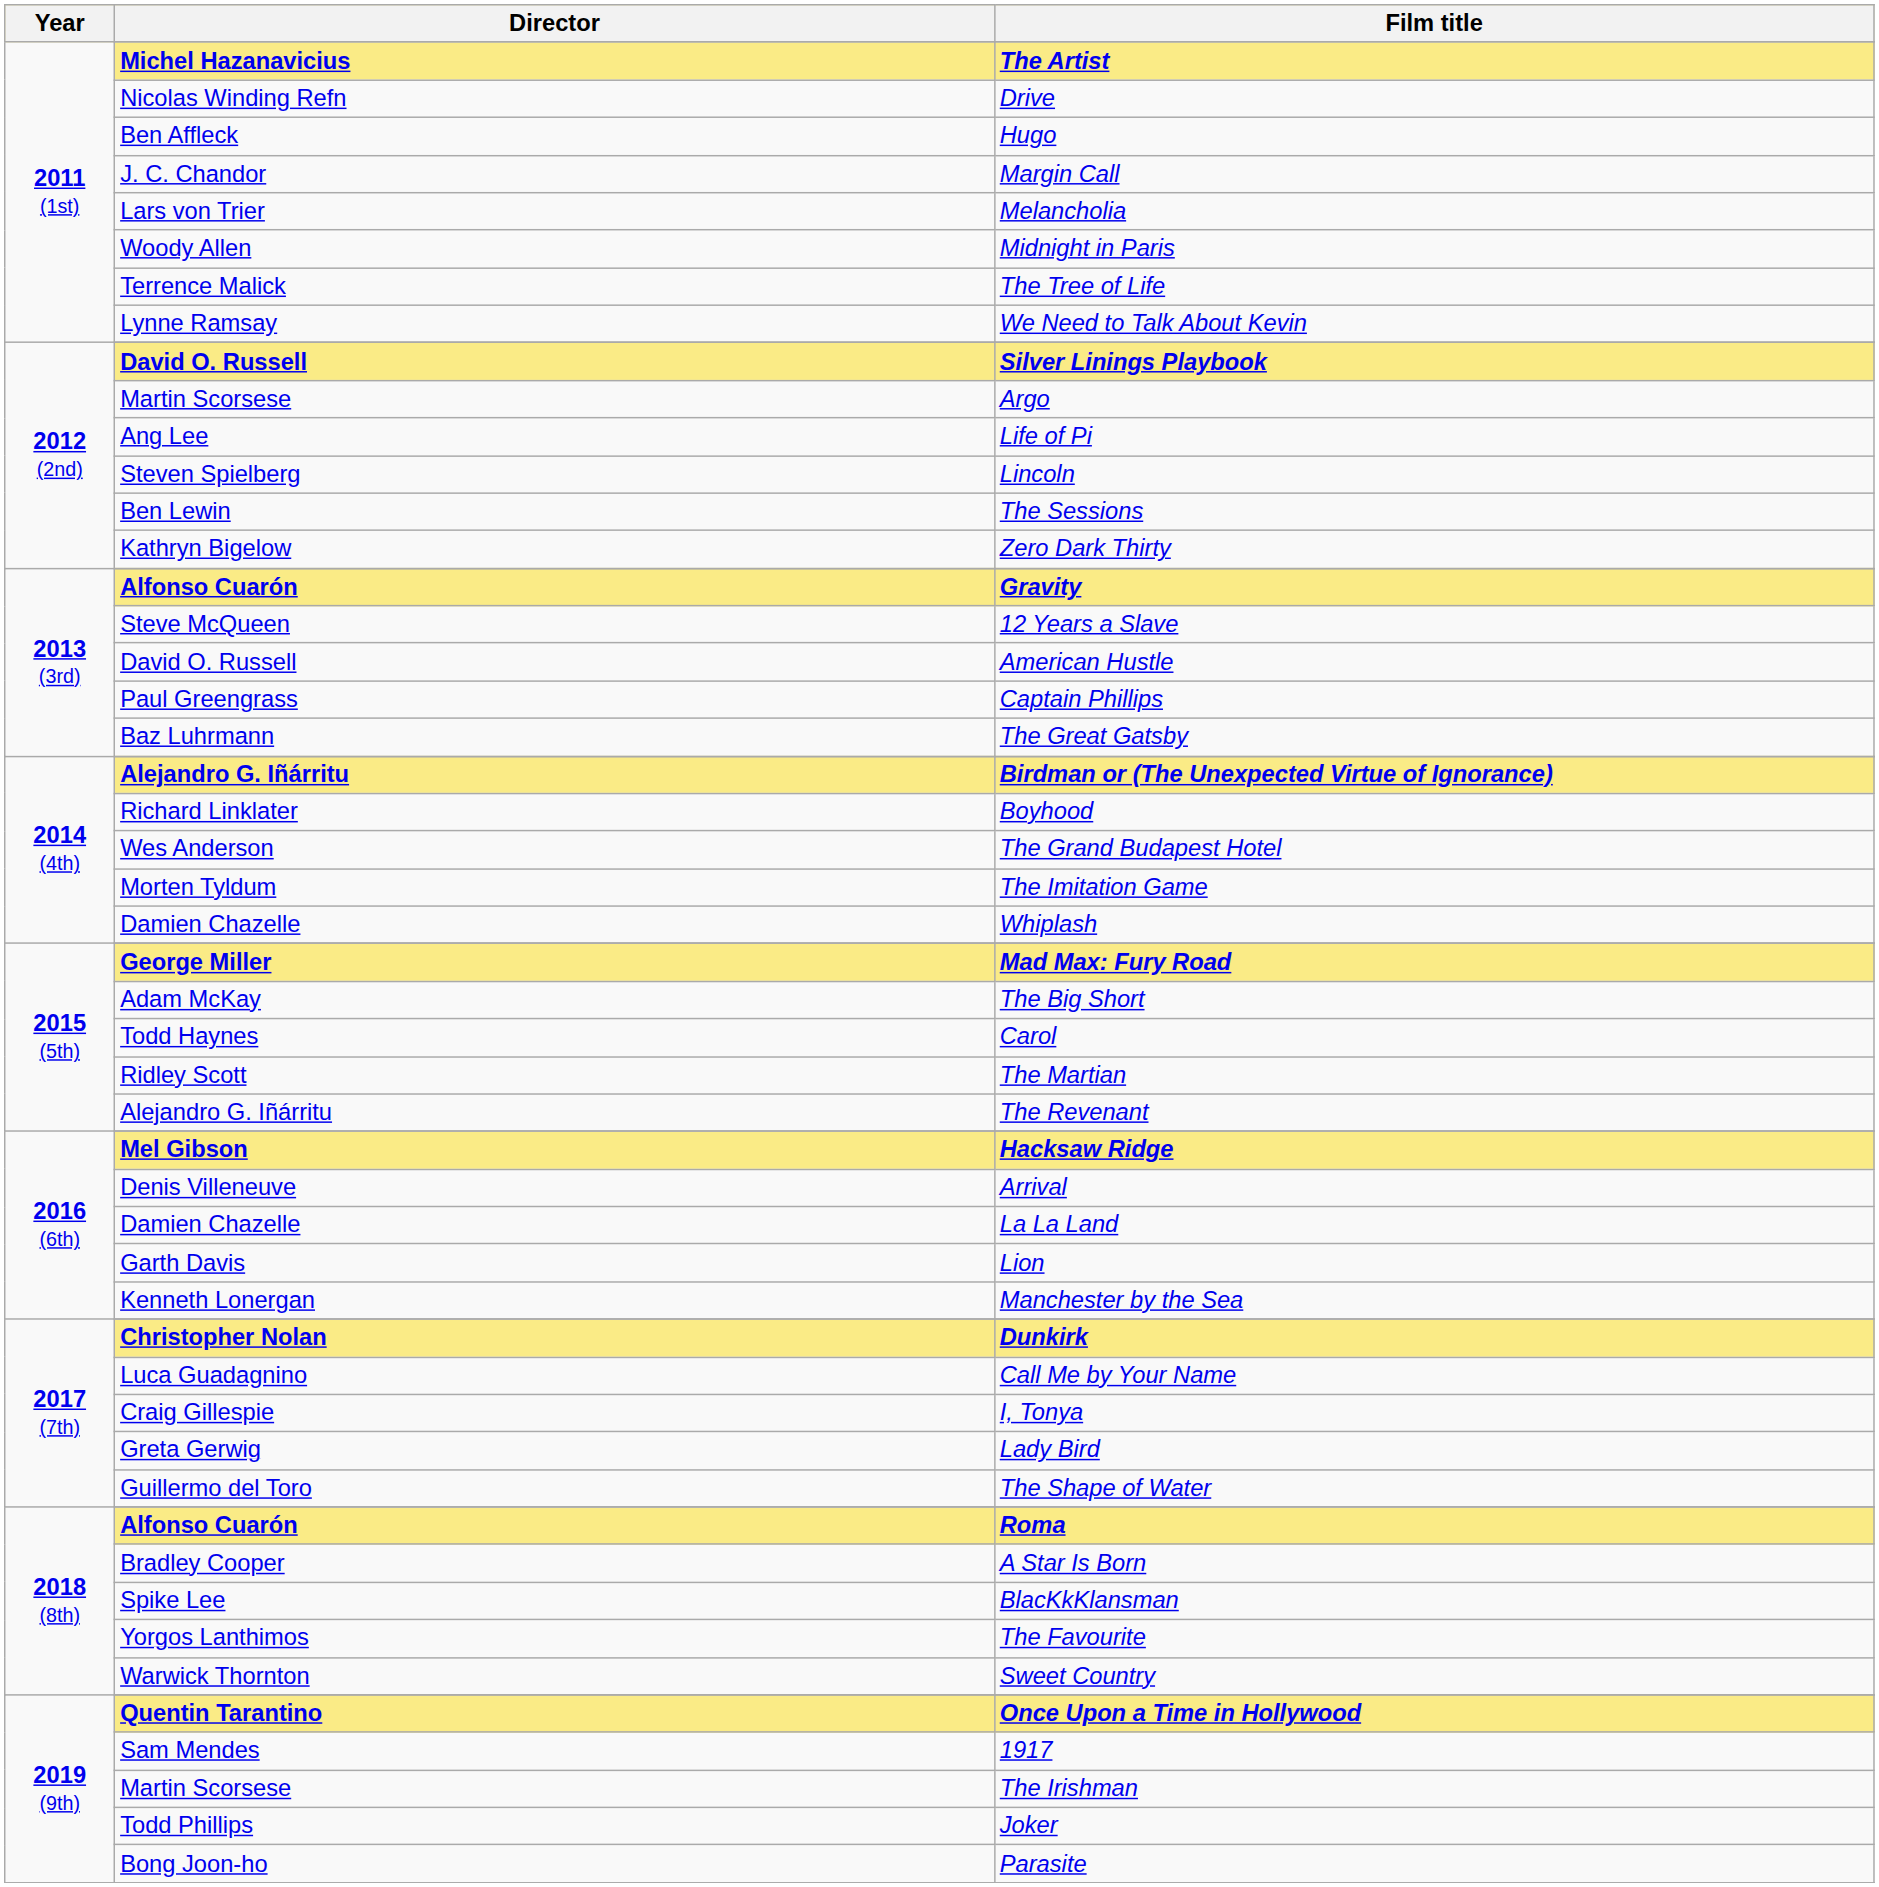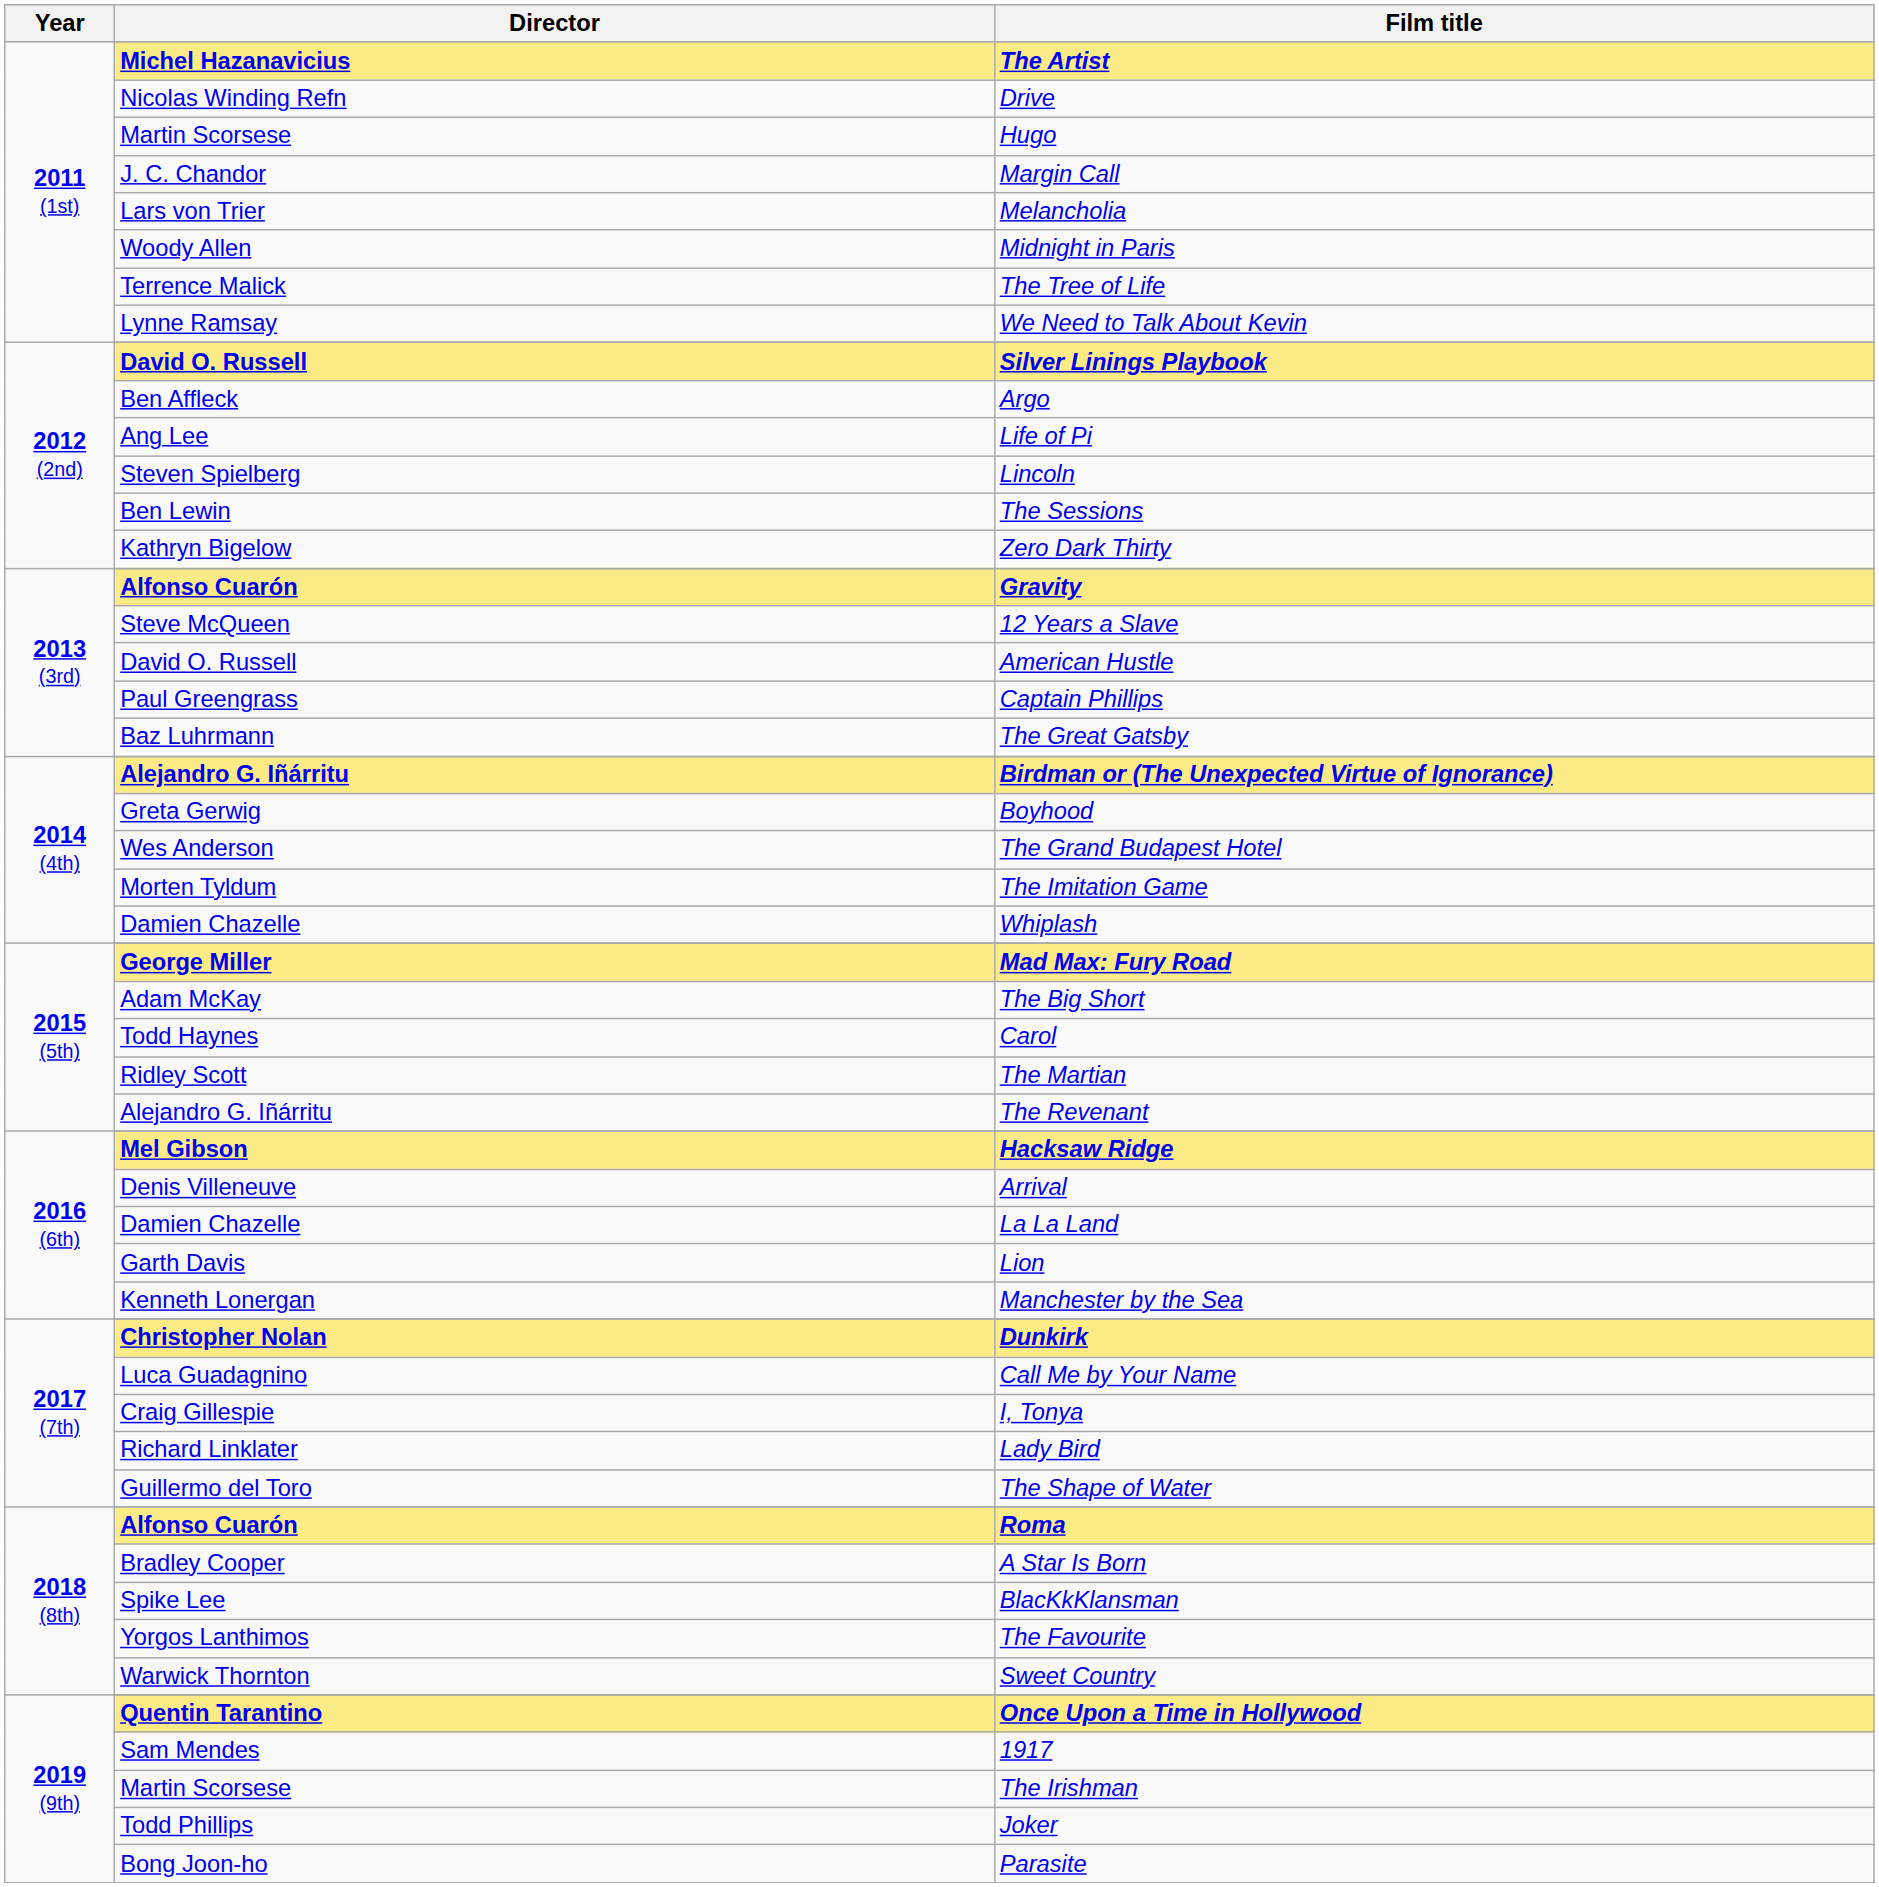(179, 135) Ben Affleck -> (206, 135) Martin Scorsese
(206, 398) Martin Scorsese -> (179, 398) Ben Affleck
(209, 811) Richard Linklater -> (191, 811) Greta Gerwig
(191, 1450) Greta Gerwig -> (209, 1450) Richard Linklater
